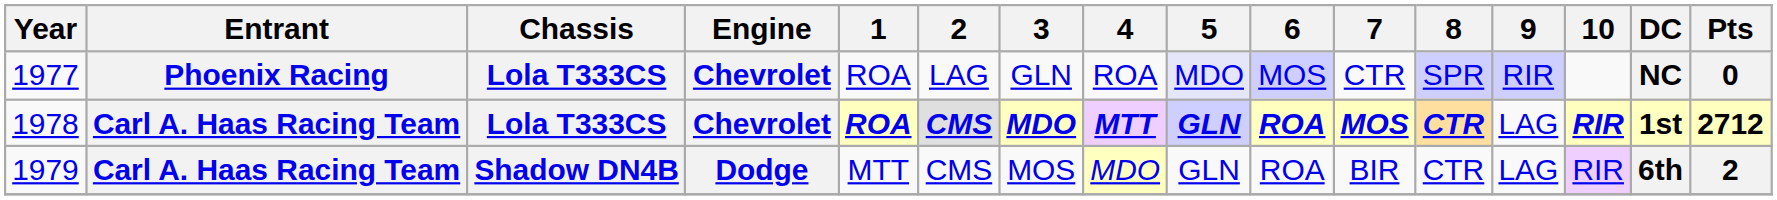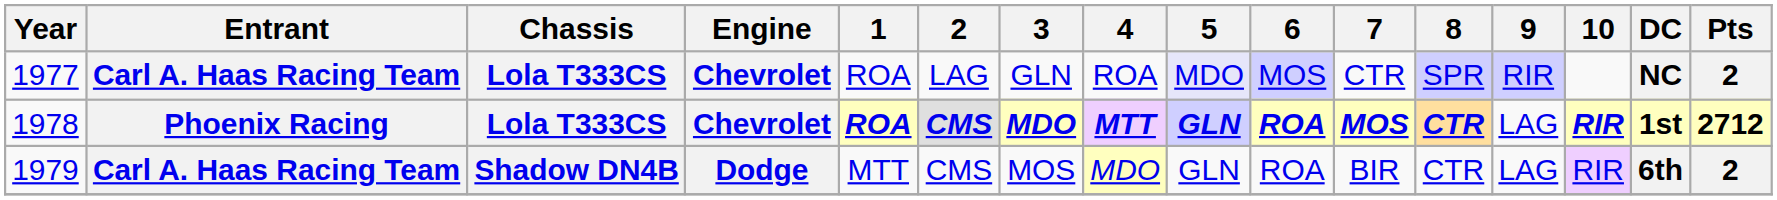(277, 75) Phoenix Racing -> (277, 75) Carl A. Haas Racing Team
(1730, 75) 0 -> (1730, 75) 2
(277, 123) Carl A. Haas Racing Team -> (277, 123) Phoenix Racing
